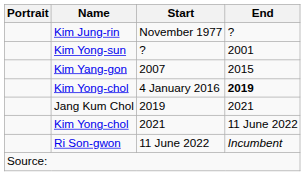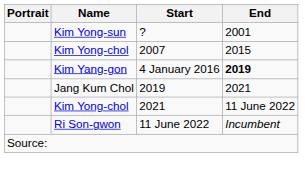- row: (181, 32)
(90, 69) Kim Yang-gon -> (91, 50) Kim Yong-chol
(91, 87) Kim Yong-chol -> (90, 69) Kim Yang-gon
